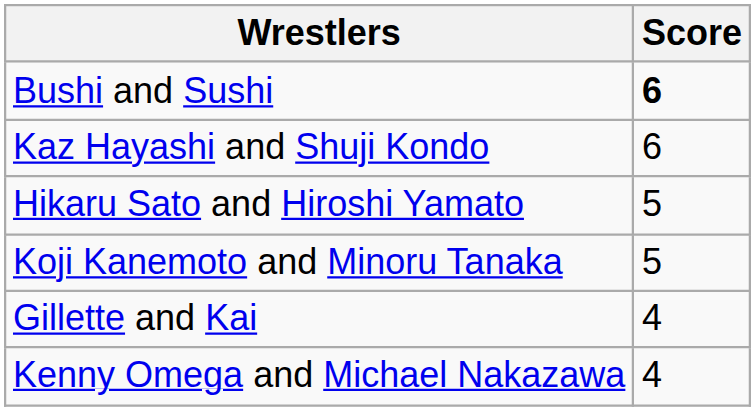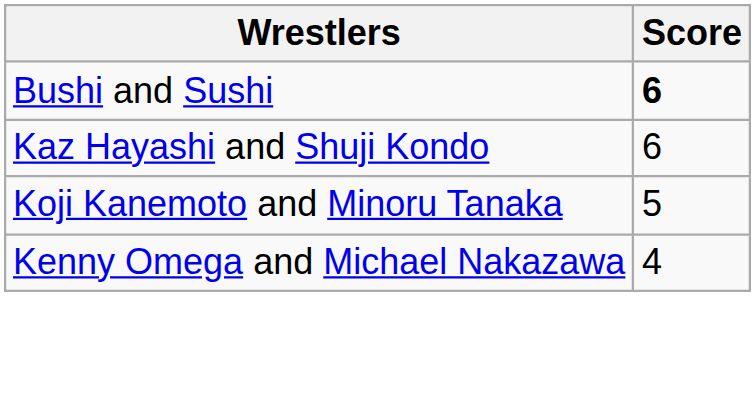- row: (268, 204)
- row: (135, 318)
